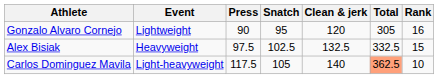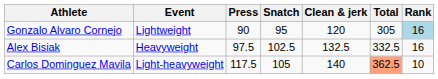(418, 30) no background -> (418, 30) lightblue background
(418, 47) 15 -> (418, 47) 16
